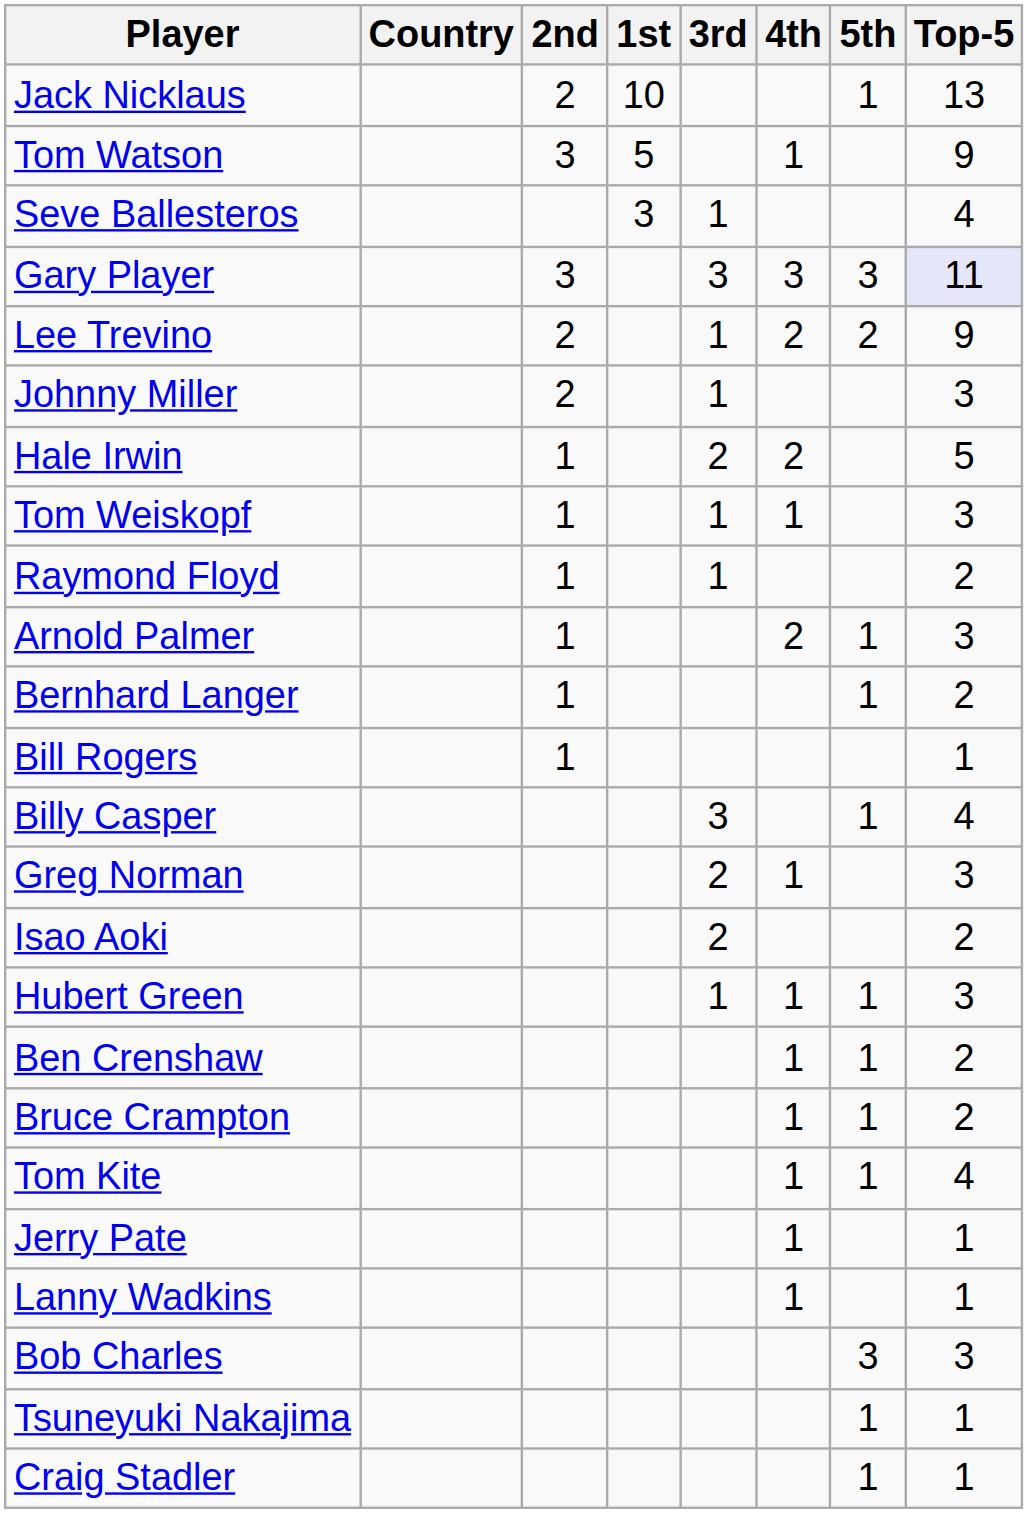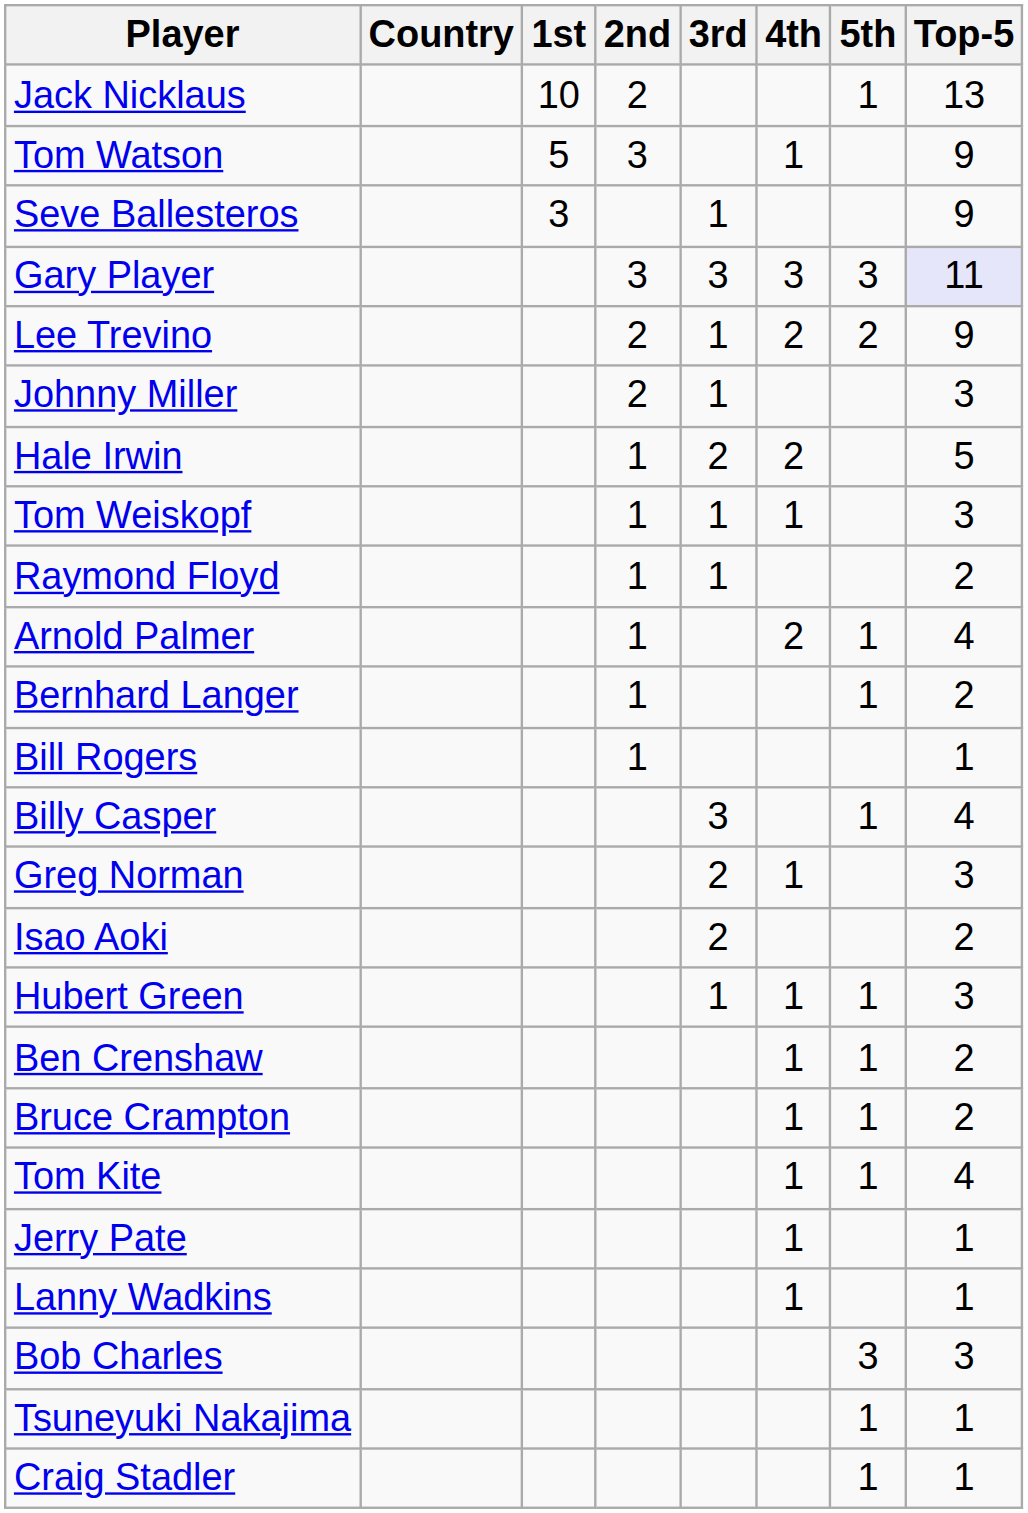columns swapped: (644, 34) <-> (565, 34)
(964, 214) 4 -> (964, 214) 9
(964, 635) 3 -> (964, 635) 4
